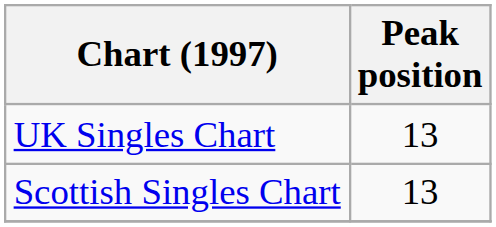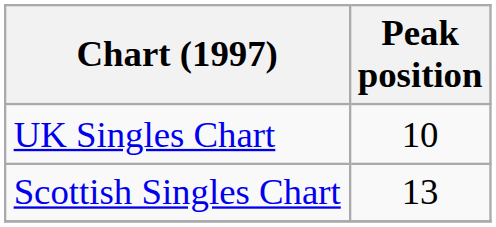(420, 133) 13 -> (420, 133) 10
